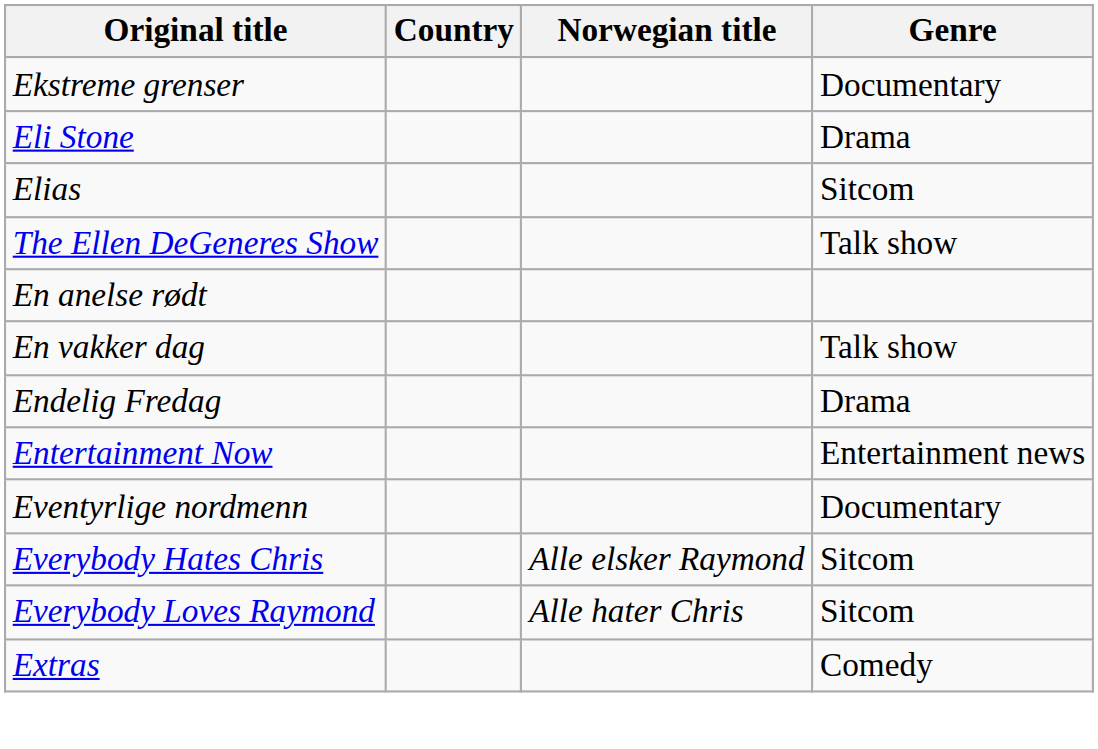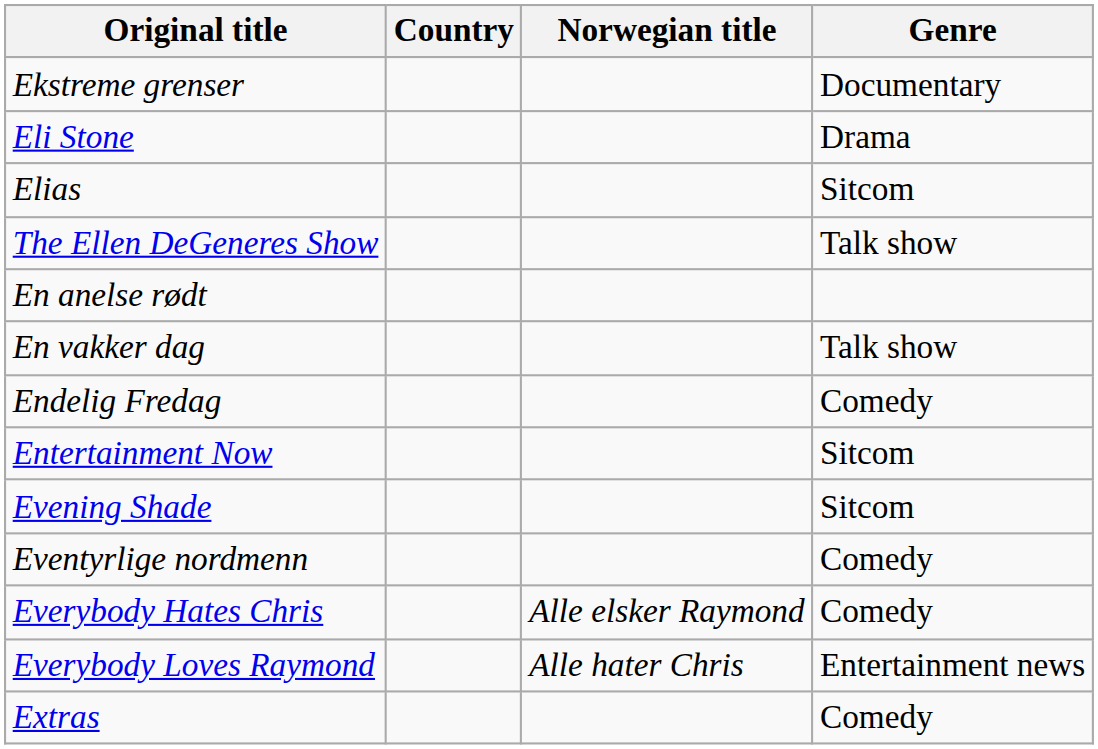(865, 400) Drama -> (876, 400) Comedy
(953, 453) Entertainment news -> (867, 453) Sitcom
+ row: (112, 505)
(911, 505) Documentary -> (876, 558) Comedy
(867, 558) Sitcom -> (876, 611) Comedy
(867, 611) Sitcom -> (953, 664) Entertainment news
